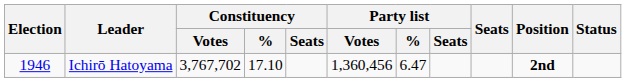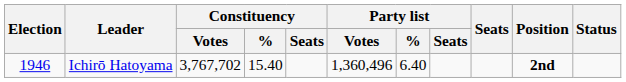(265, 65) 17.10 -> (265, 65) 15.40
(362, 65) 1,360,456 -> (362, 65) 1,360,496
(413, 65) 6.47 -> (413, 65) 6.40
